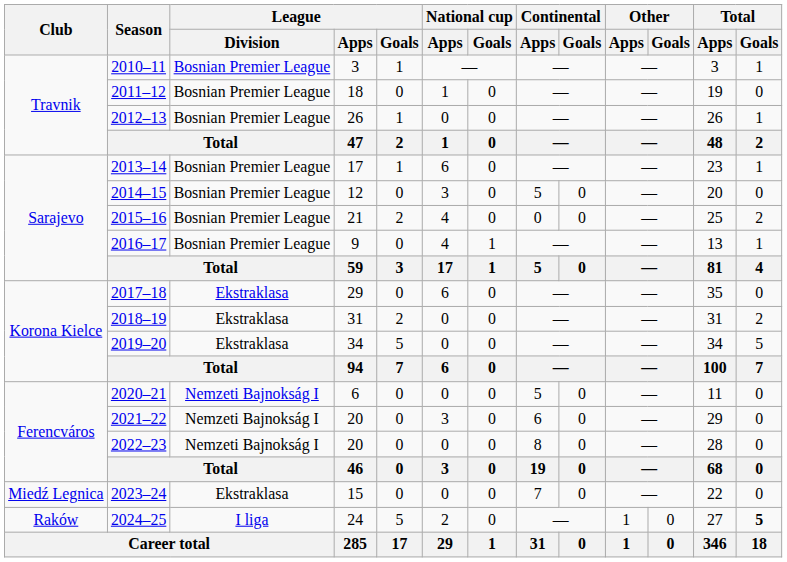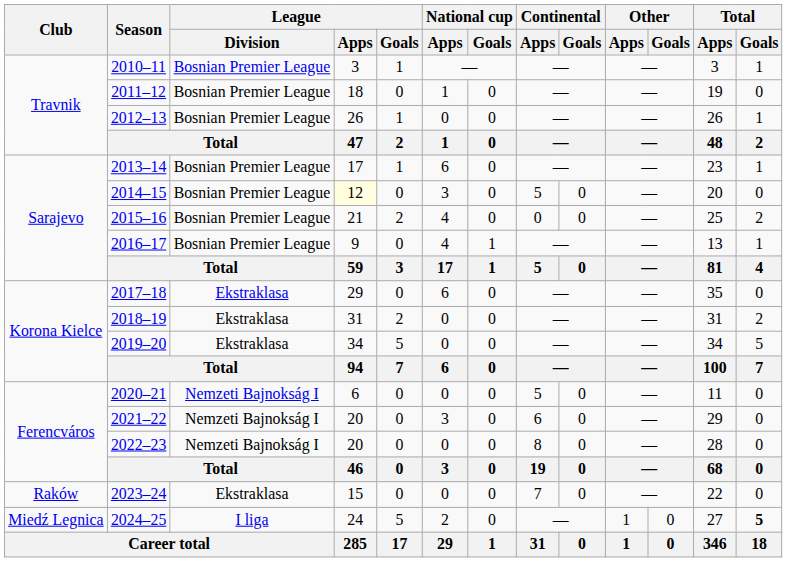(355, 192) no background -> (355, 192) lightyellow background
(56, 494) Miedź Legnica -> (56, 494) Raków
(56, 519) Raków -> (56, 519) Miedź Legnica
